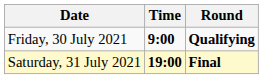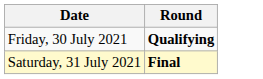- column: (165, 16)
